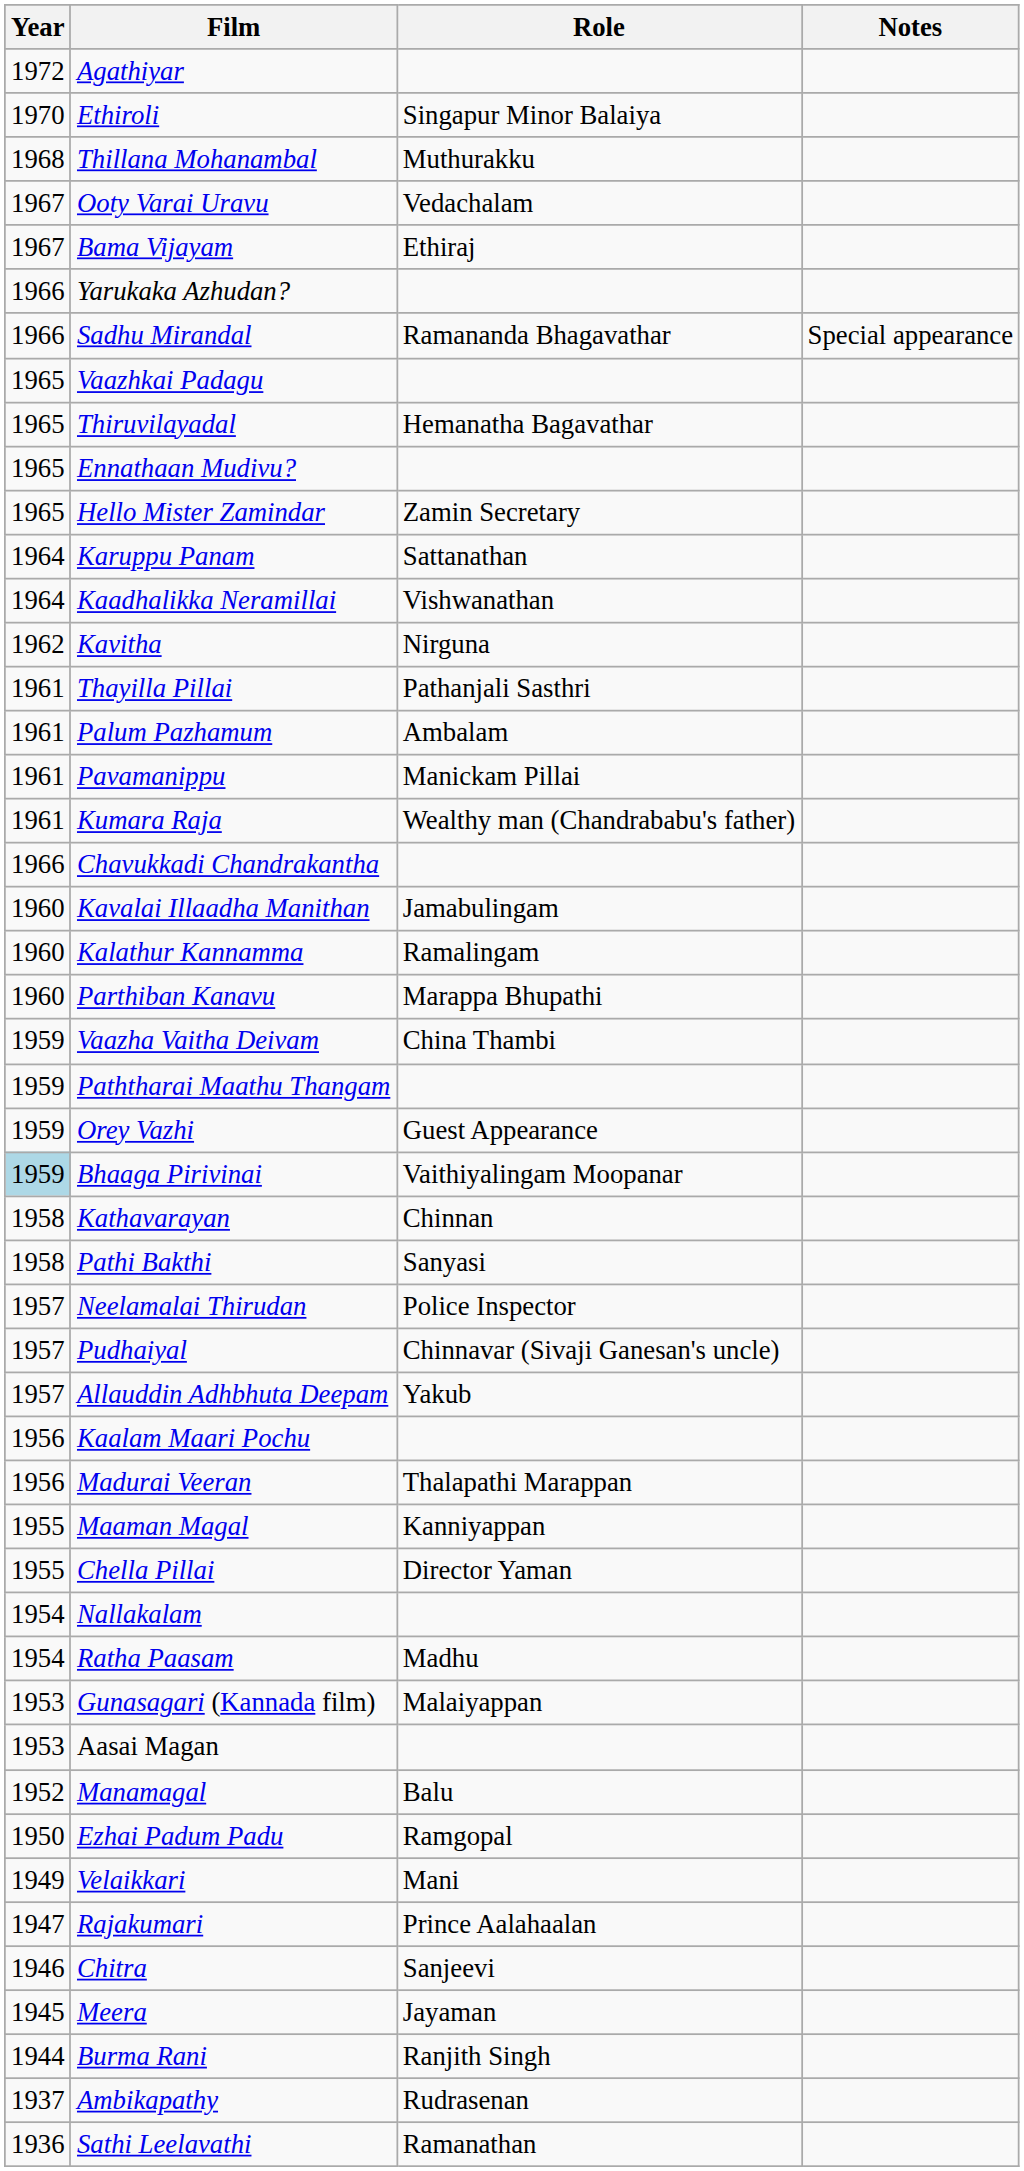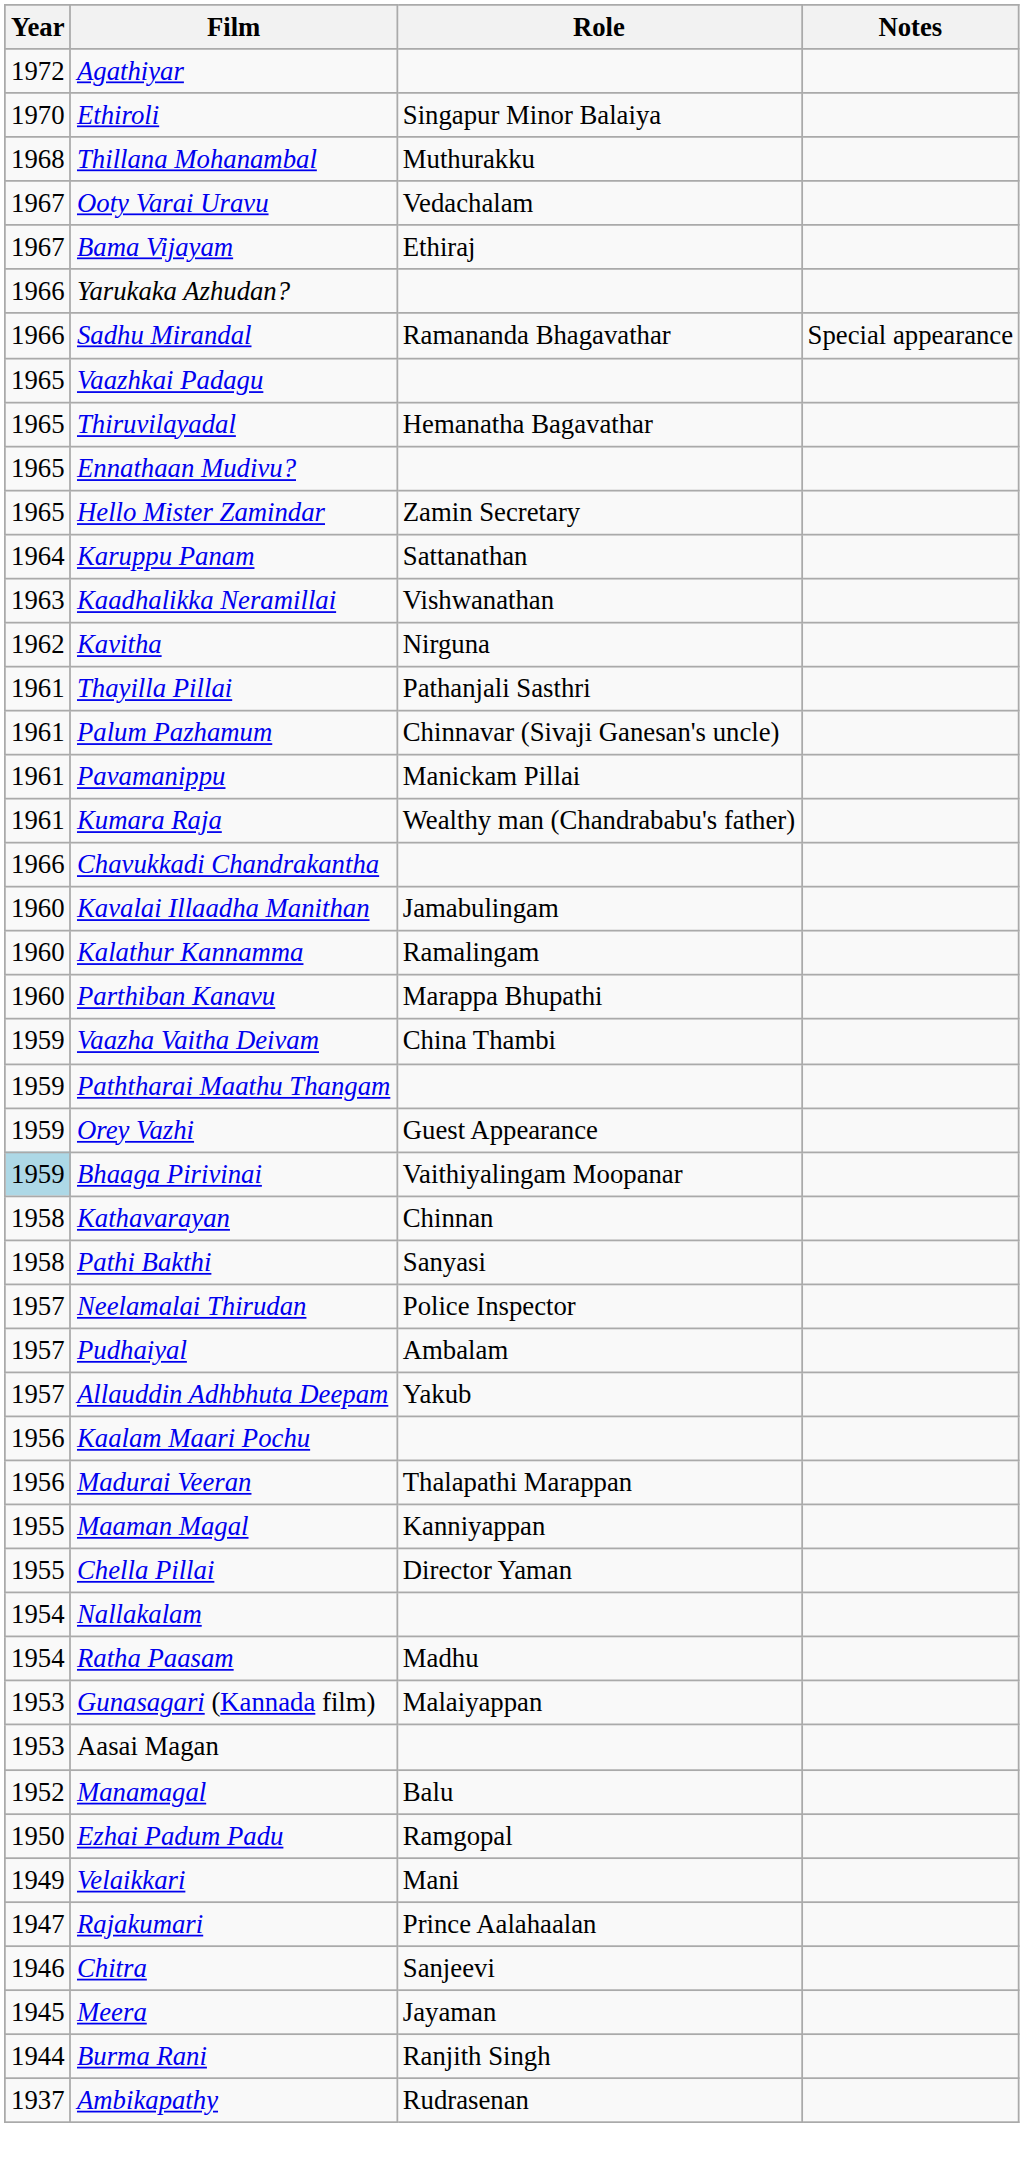(38, 600) 1964 -> (38, 600) 1963
(455, 732) Ambalam -> (591, 732) Chinnavar (Sivaji Ganesan's uncle)
(591, 1350) Chinnavar (Sivaji Ganesan's uncle) -> (455, 1350) Ambalam
- row: (164, 2144)
